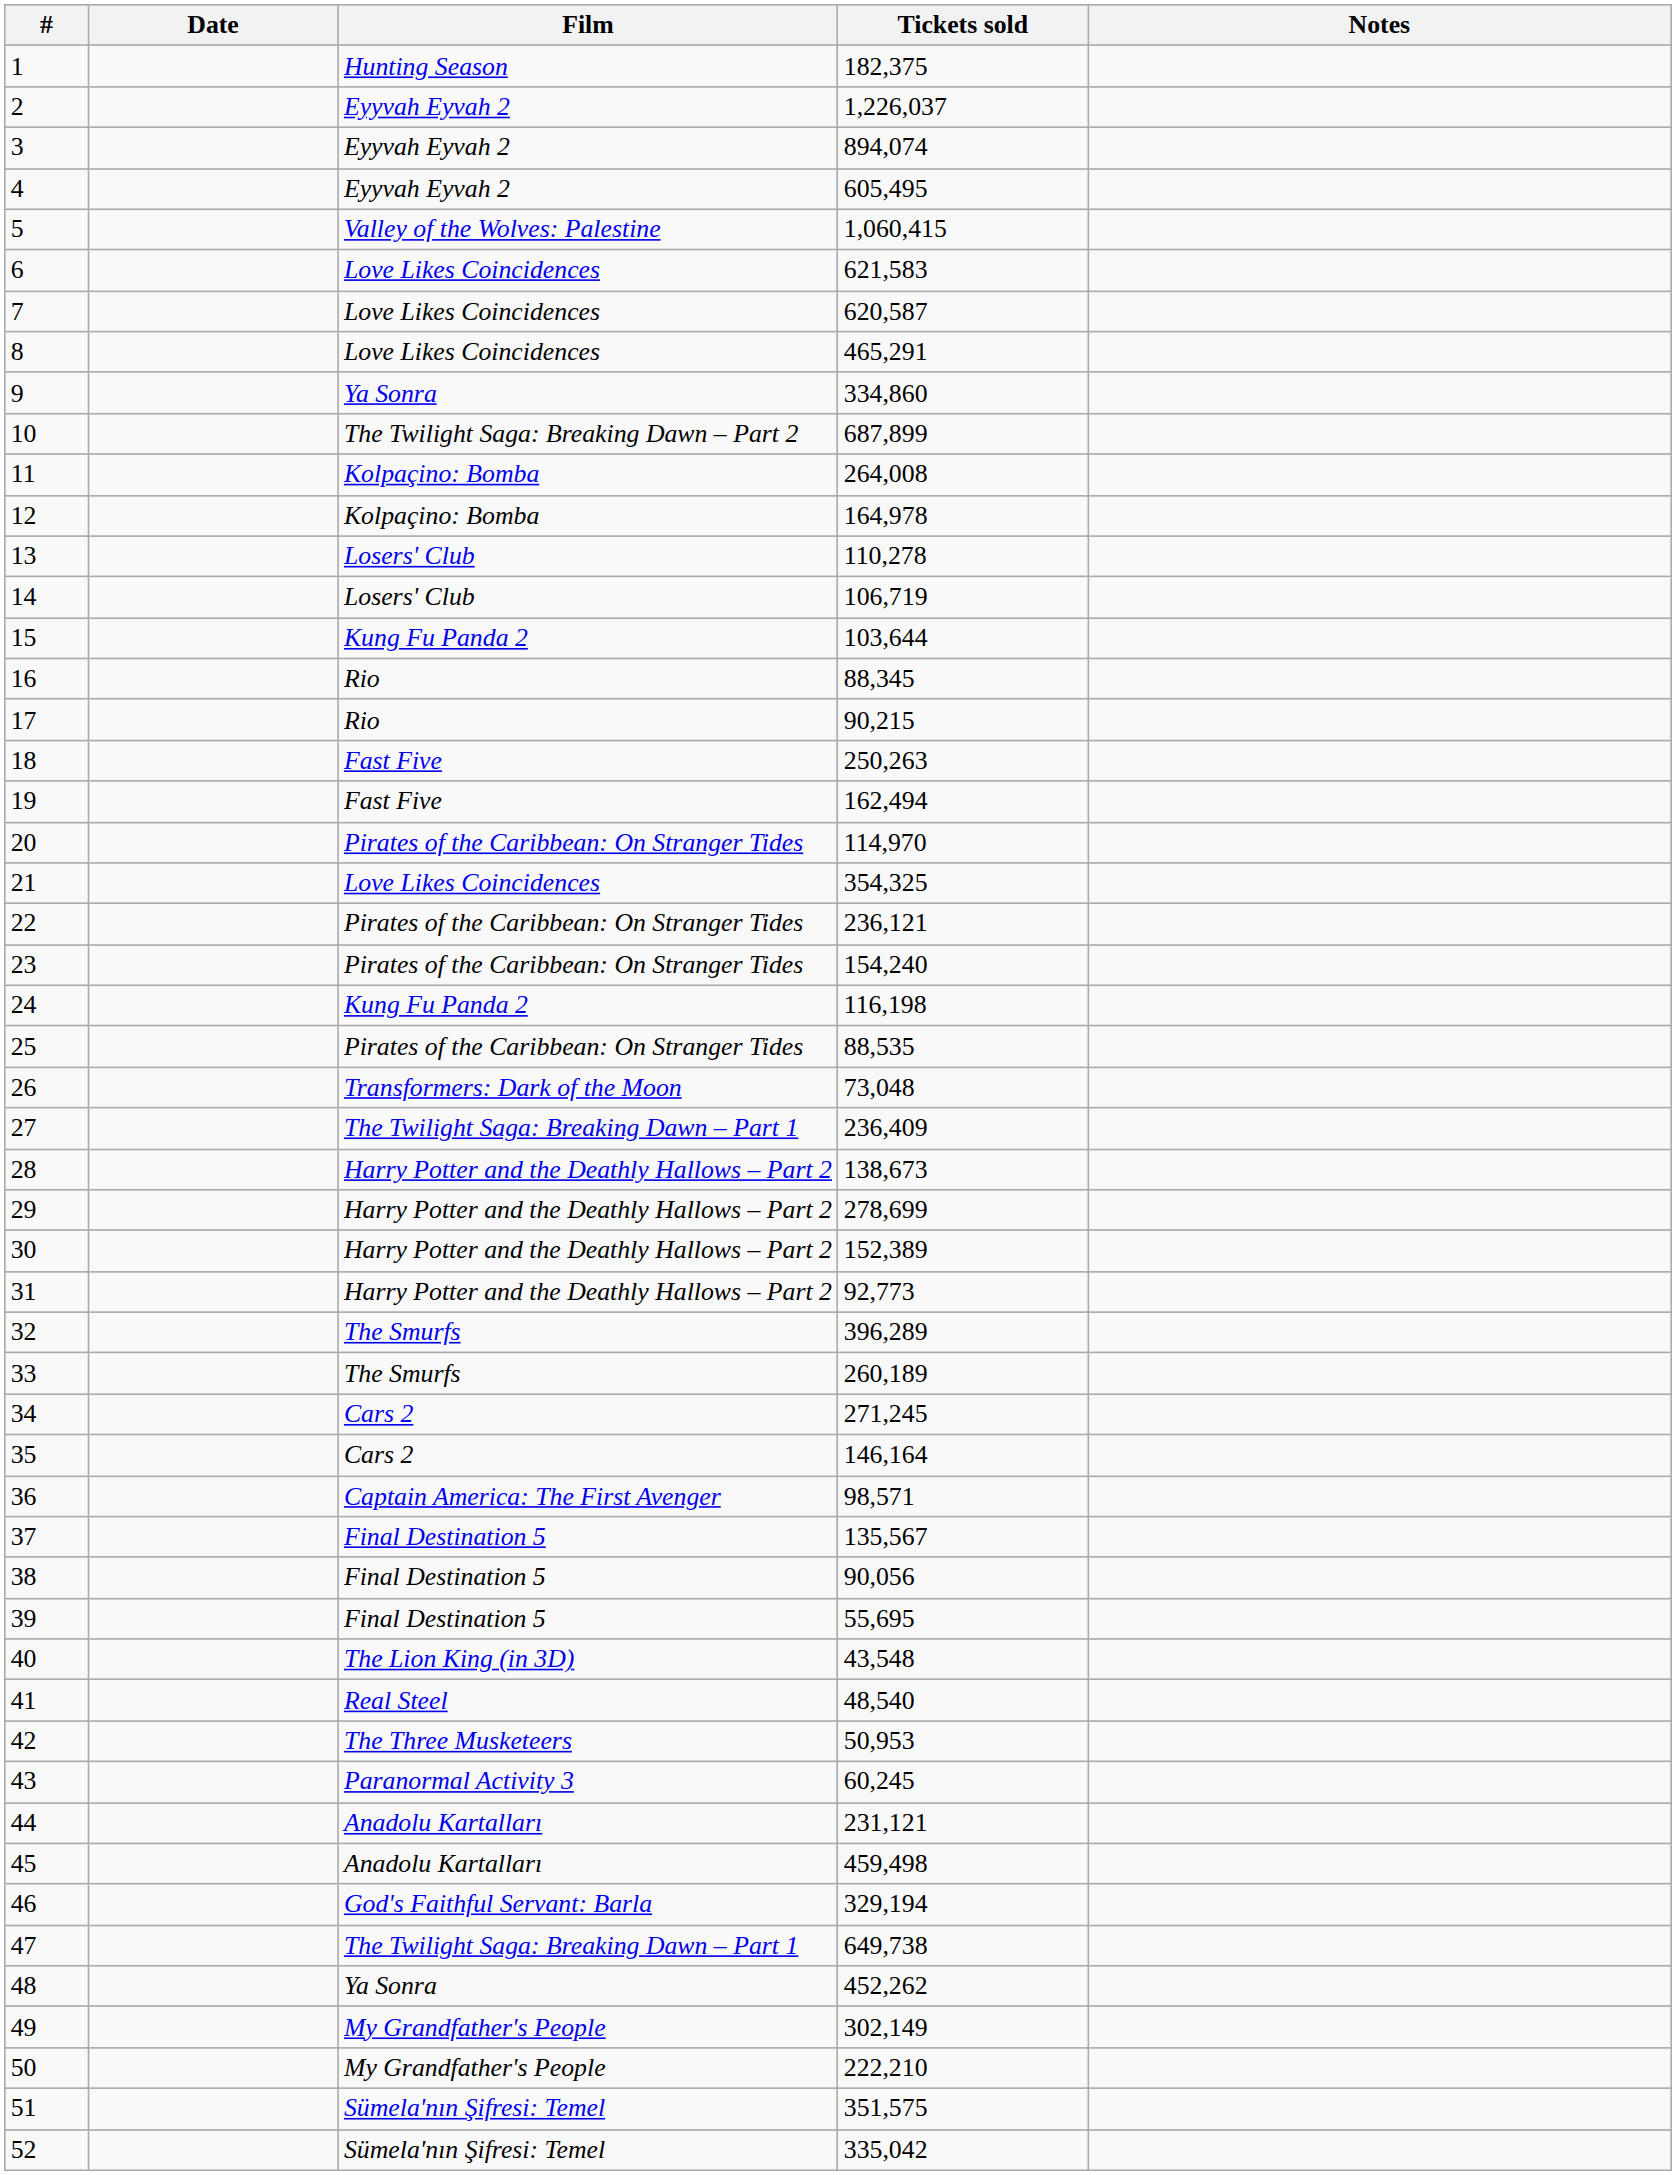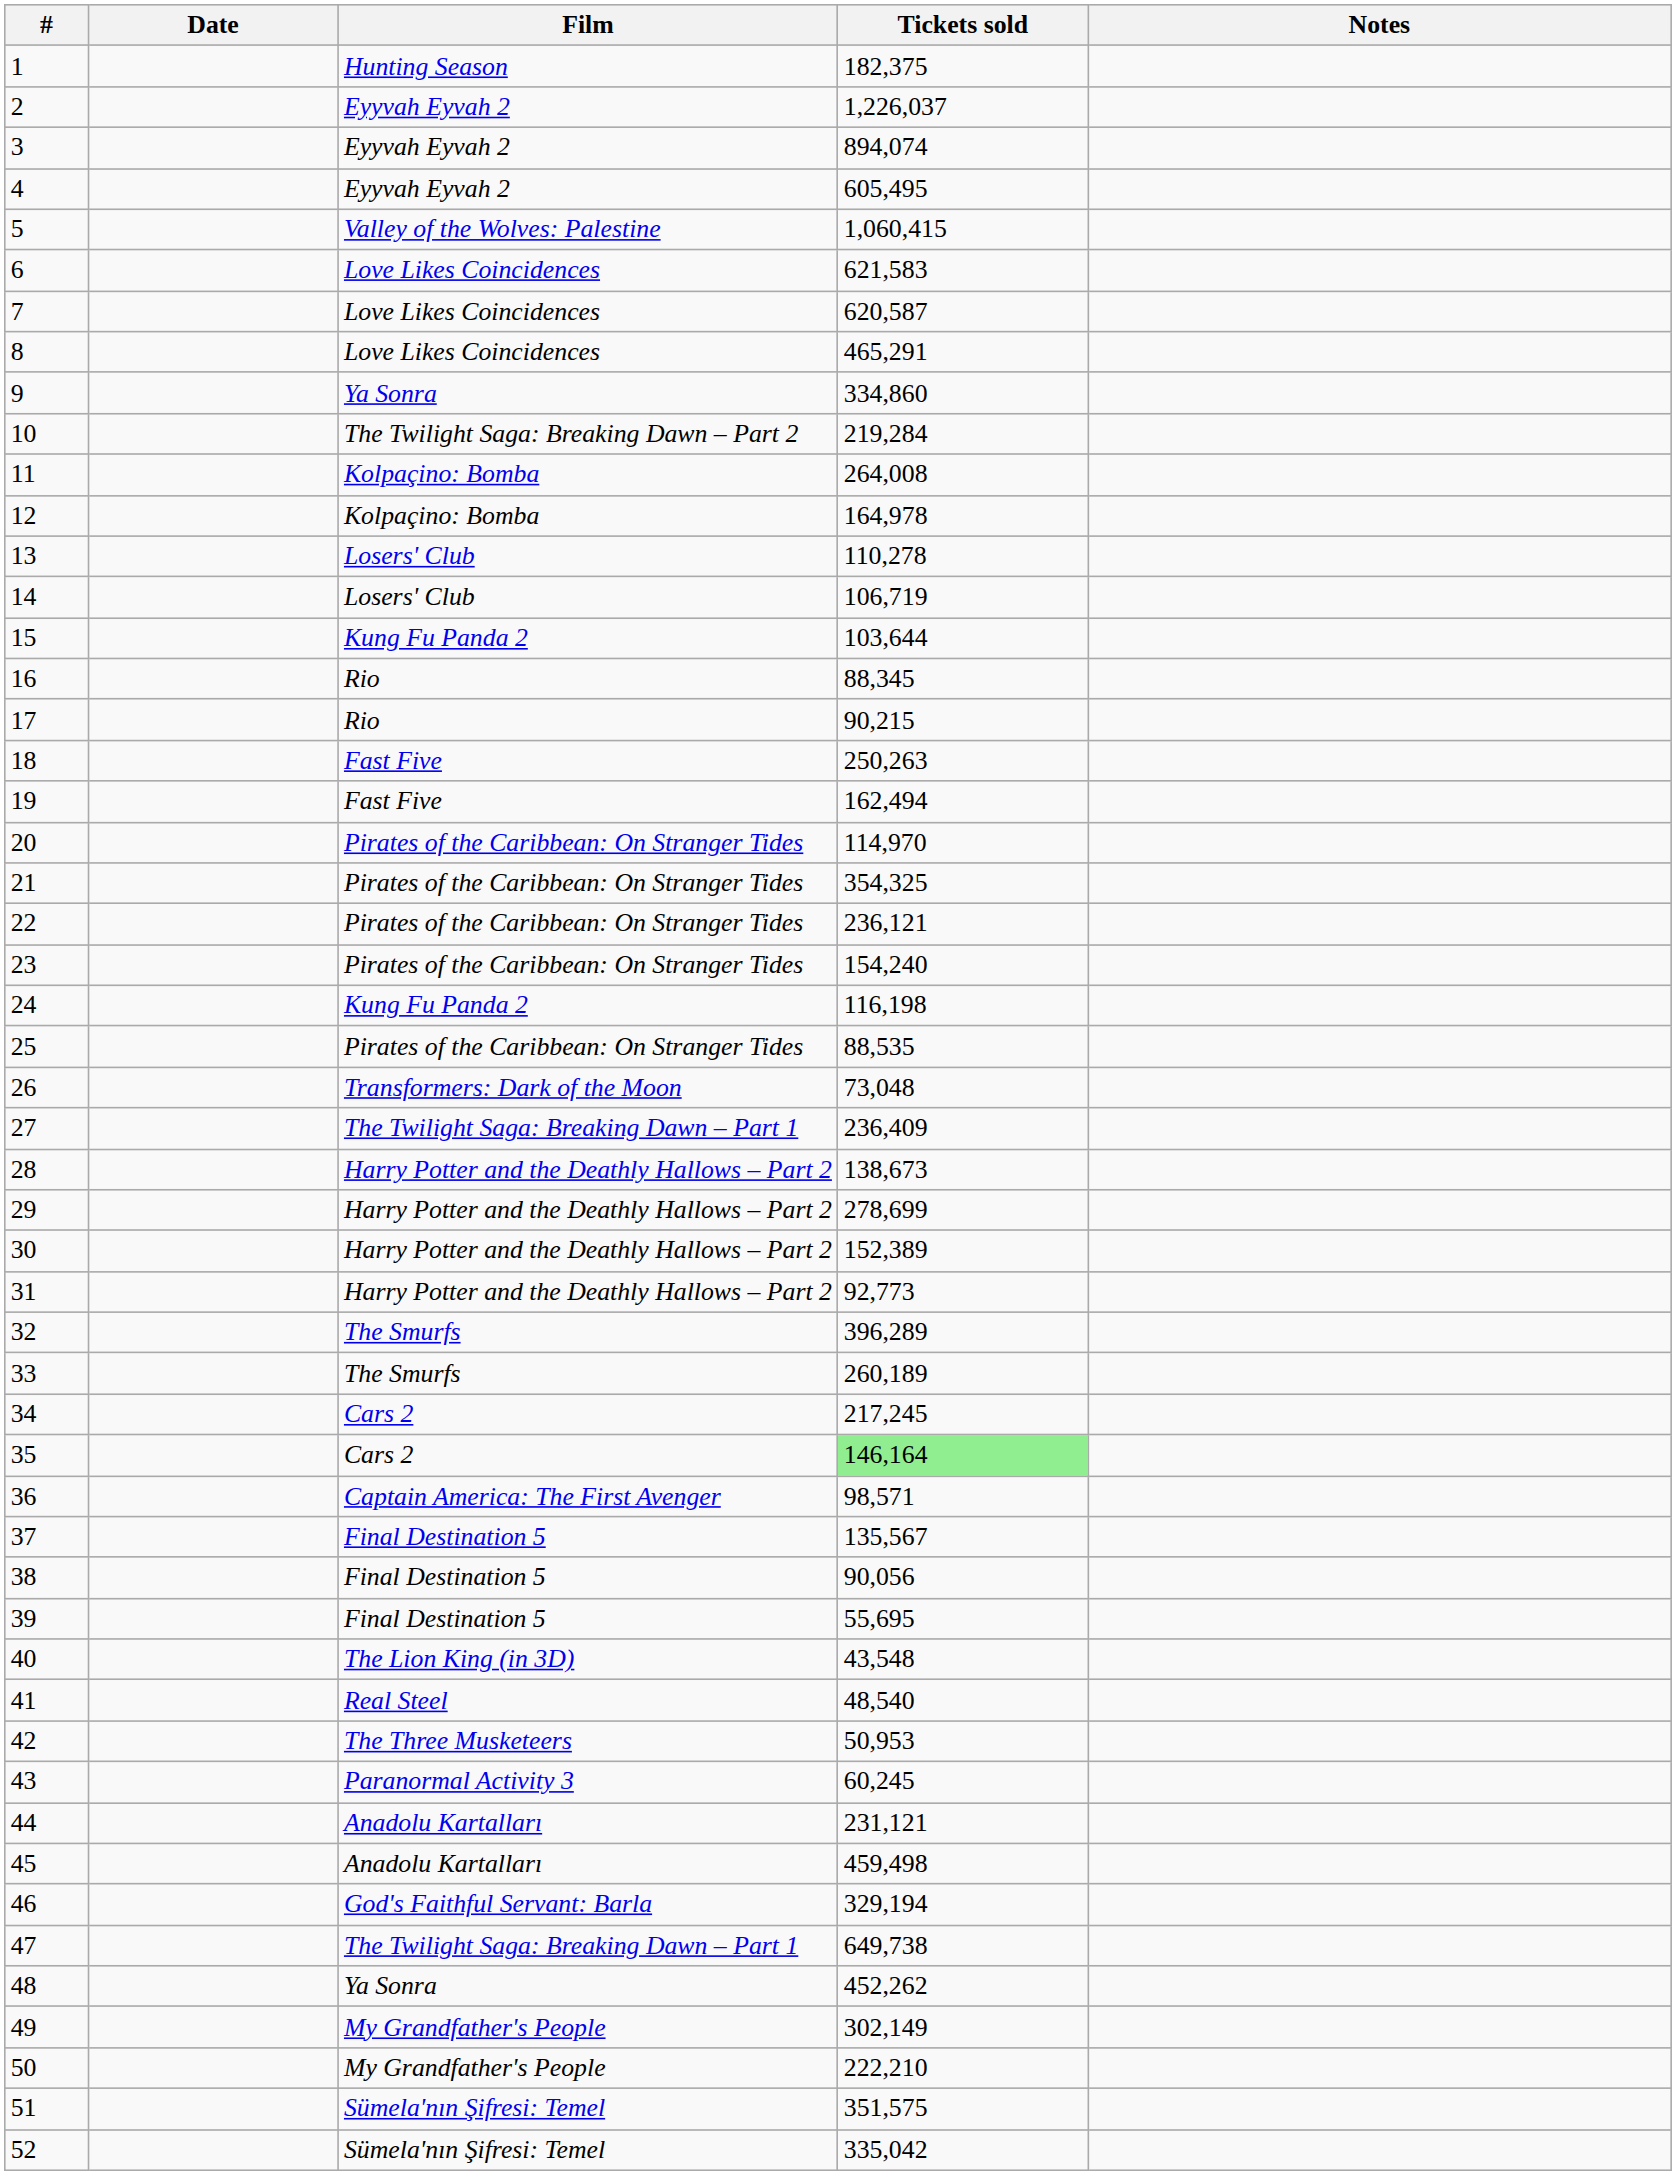(886, 433) 687,899 -> (886, 433) 219,284
(472, 882) Love Likes Coincidences -> (574, 882) Pirates of the Caribbean: On Stranger Tides
(886, 1413) 271,245 -> (886, 1413) 217,245
(886, 1454) no background -> (886, 1454) lightgreen background
